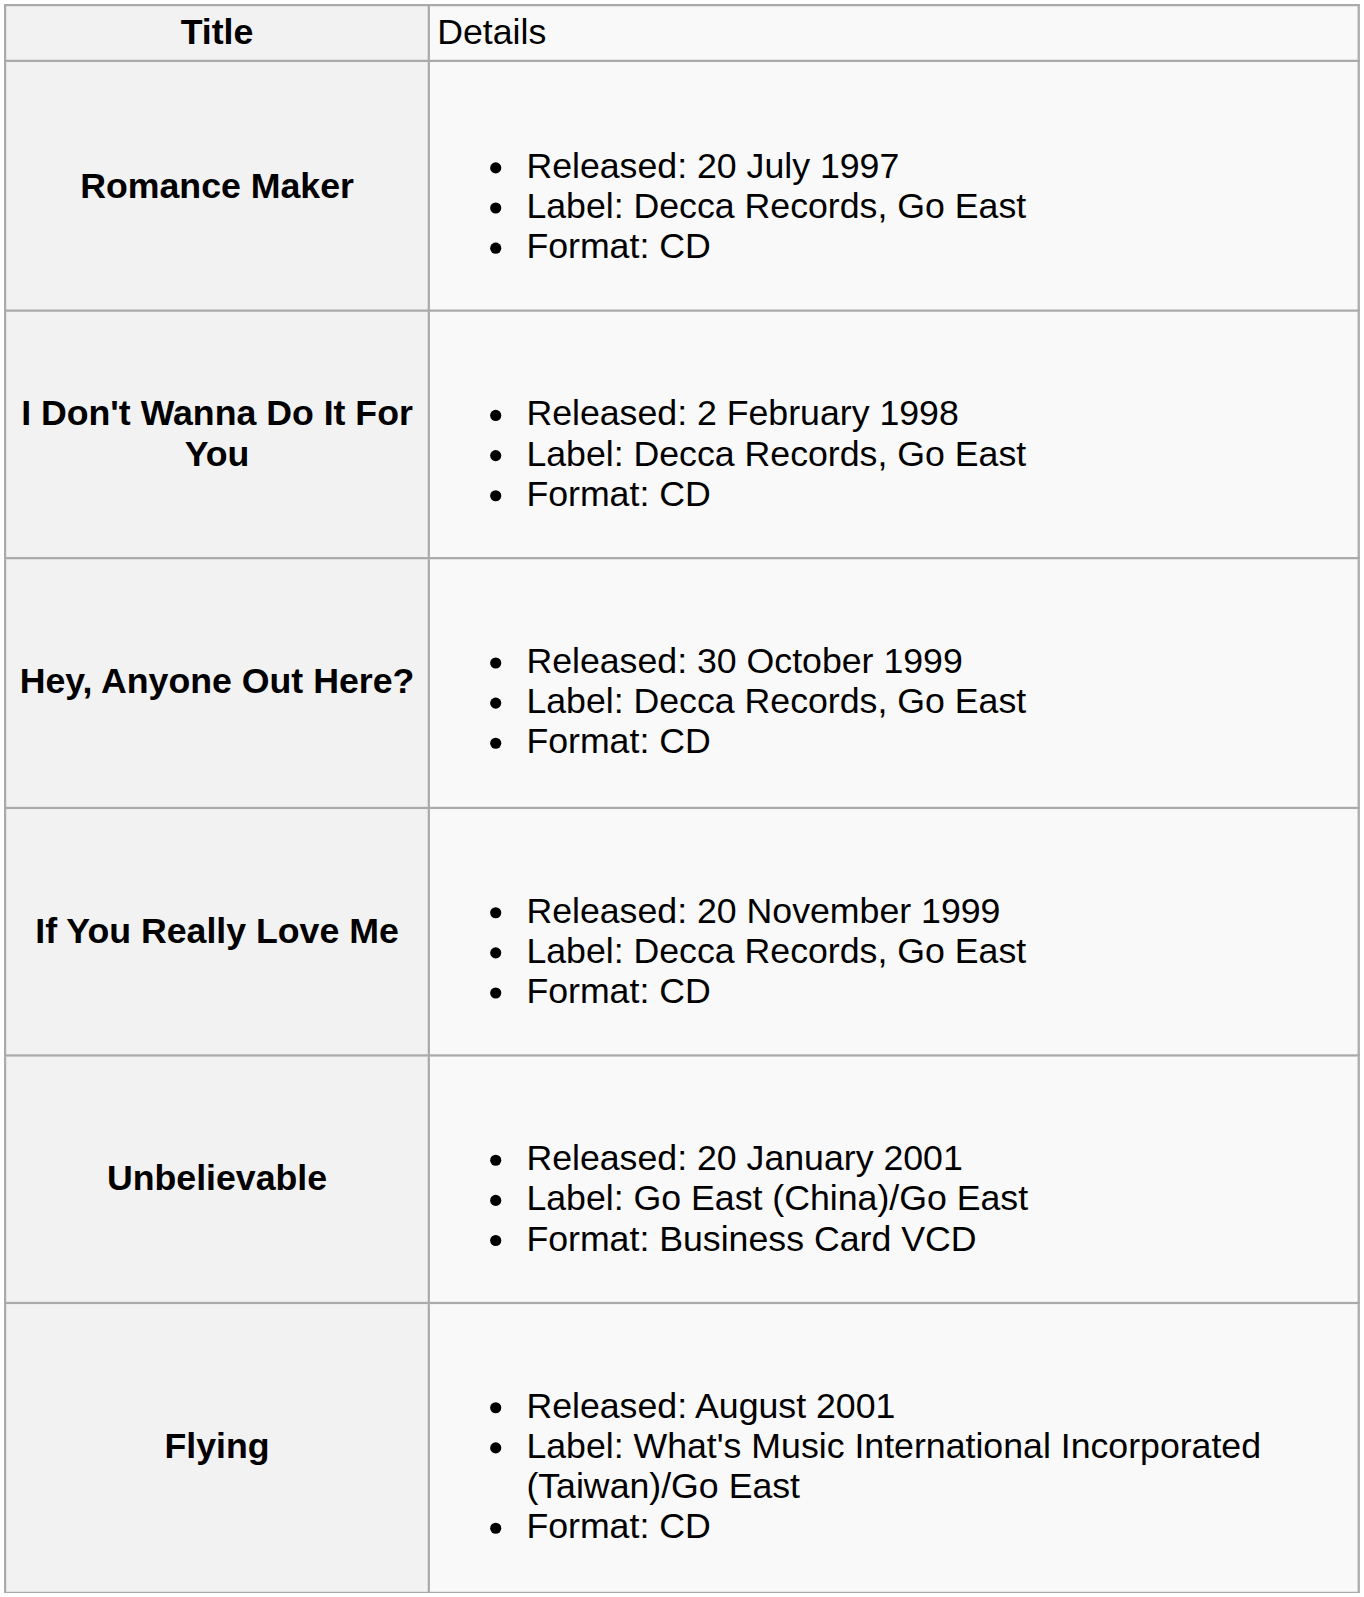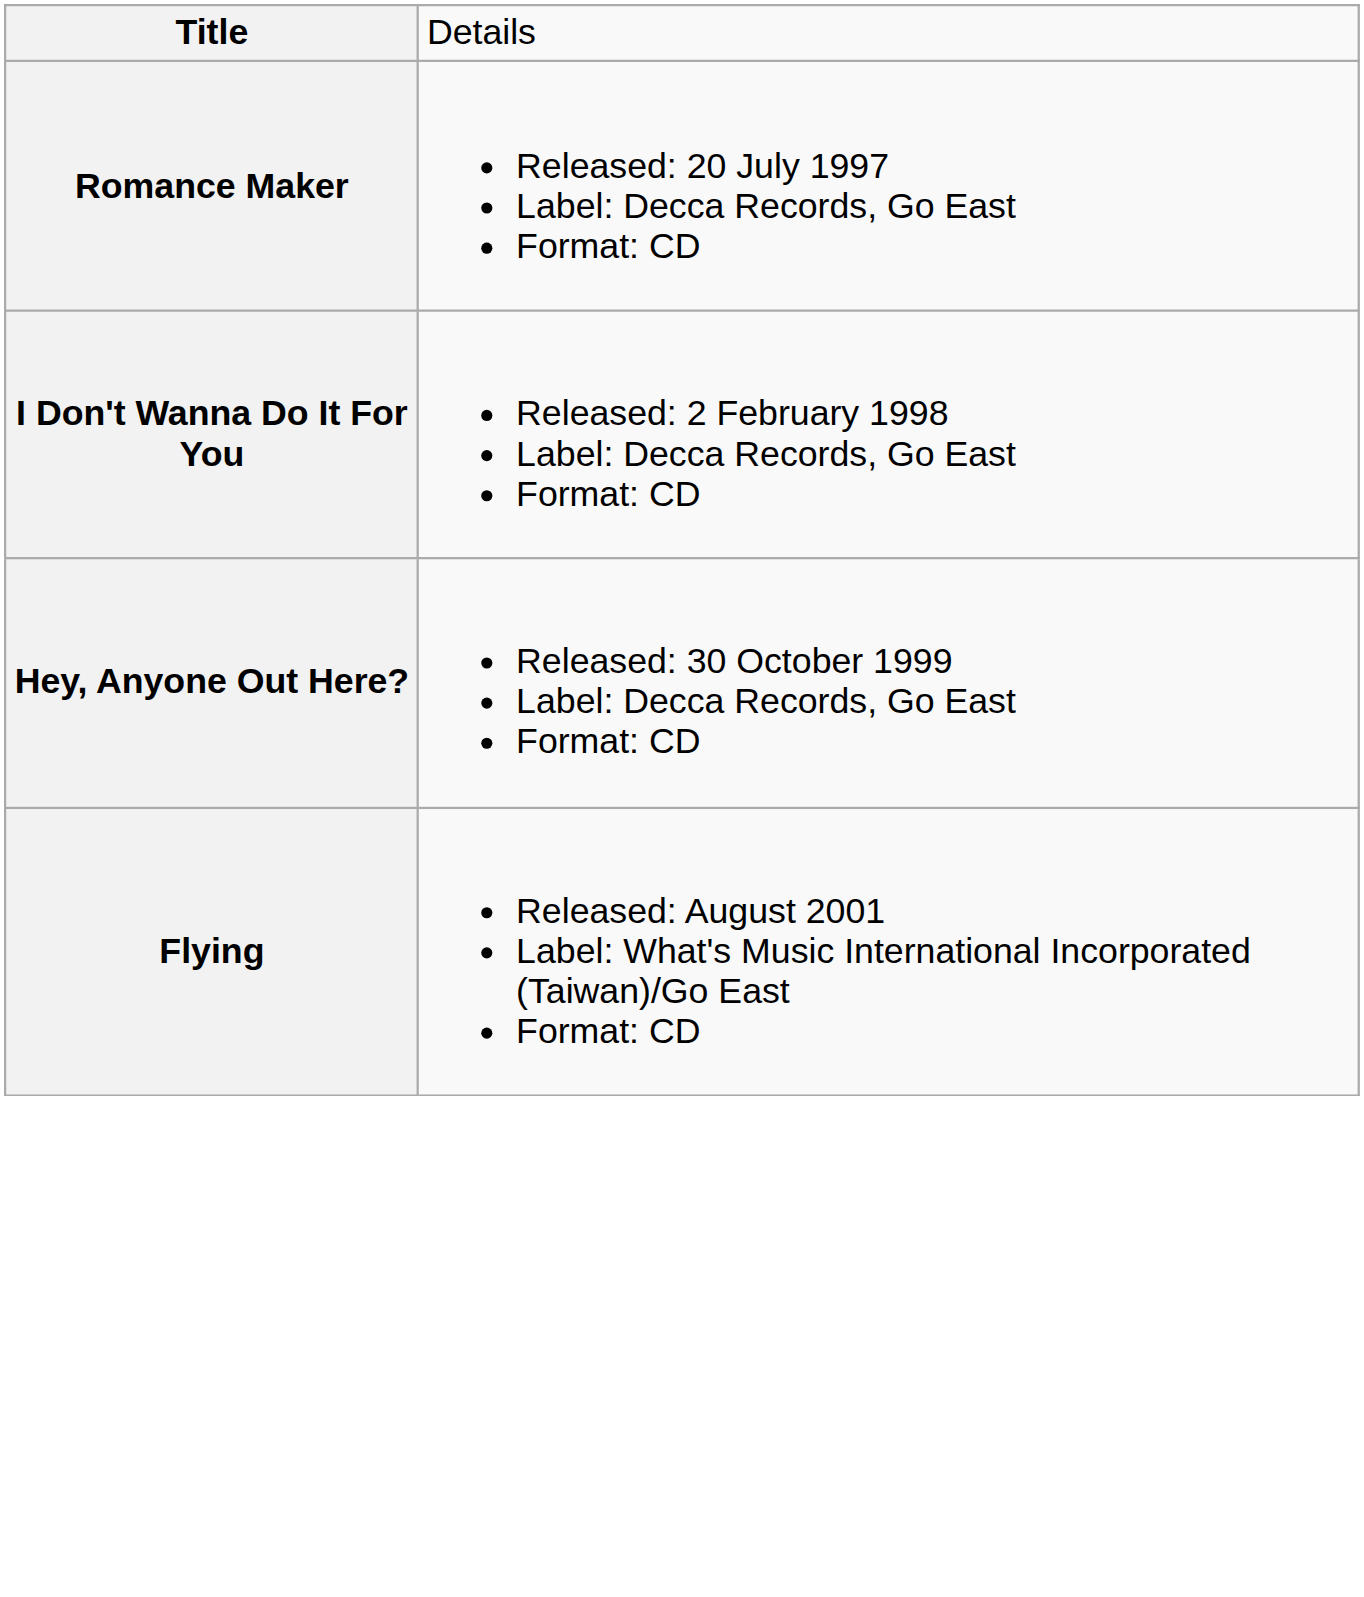- row: (217, 930)
- row: (217, 1178)
